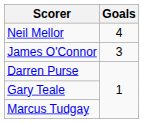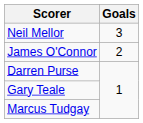(119, 33) 4 -> (119, 33) 3
(119, 52) 3 -> (119, 52) 2
